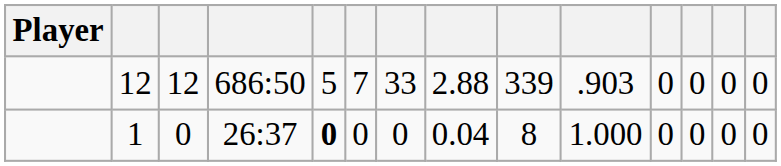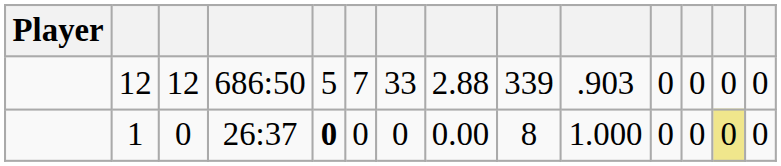(461, 134) 0.04 -> (461, 134) 0.00
(729, 134) no background -> (729, 134) khaki background
